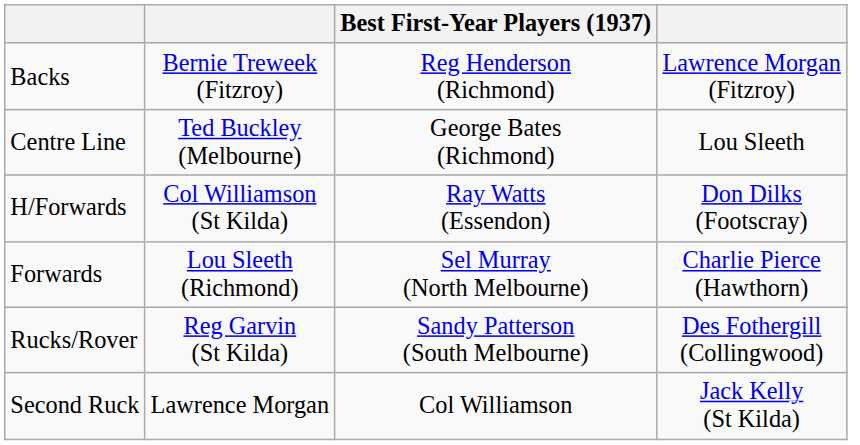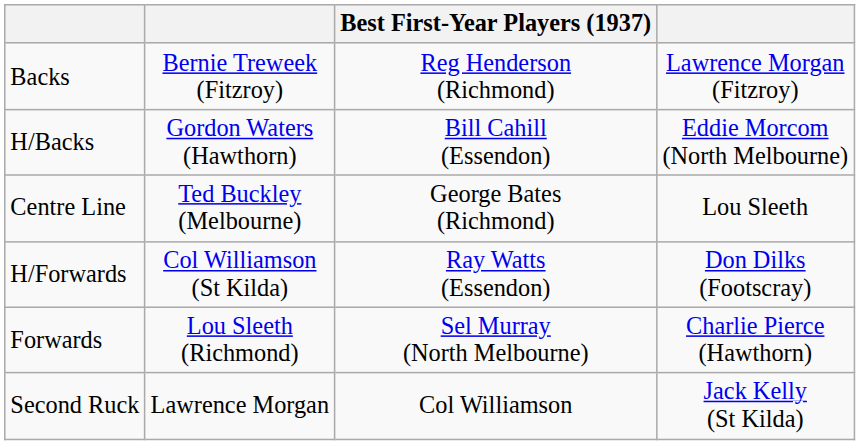+ row: (52, 141)
- row: (74, 339)
